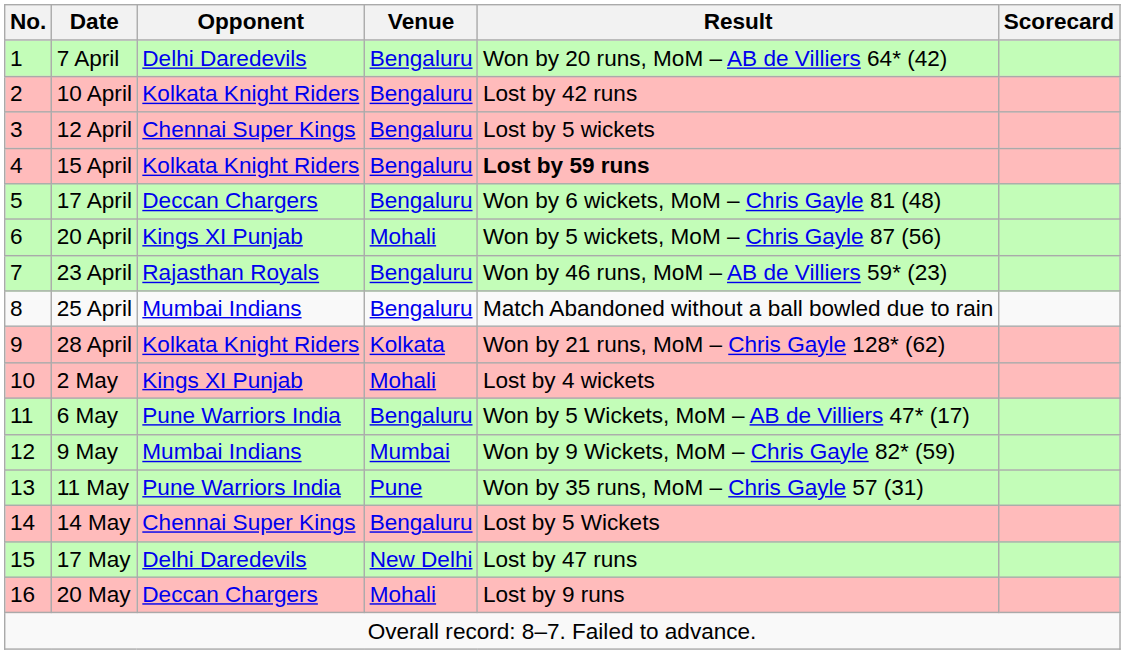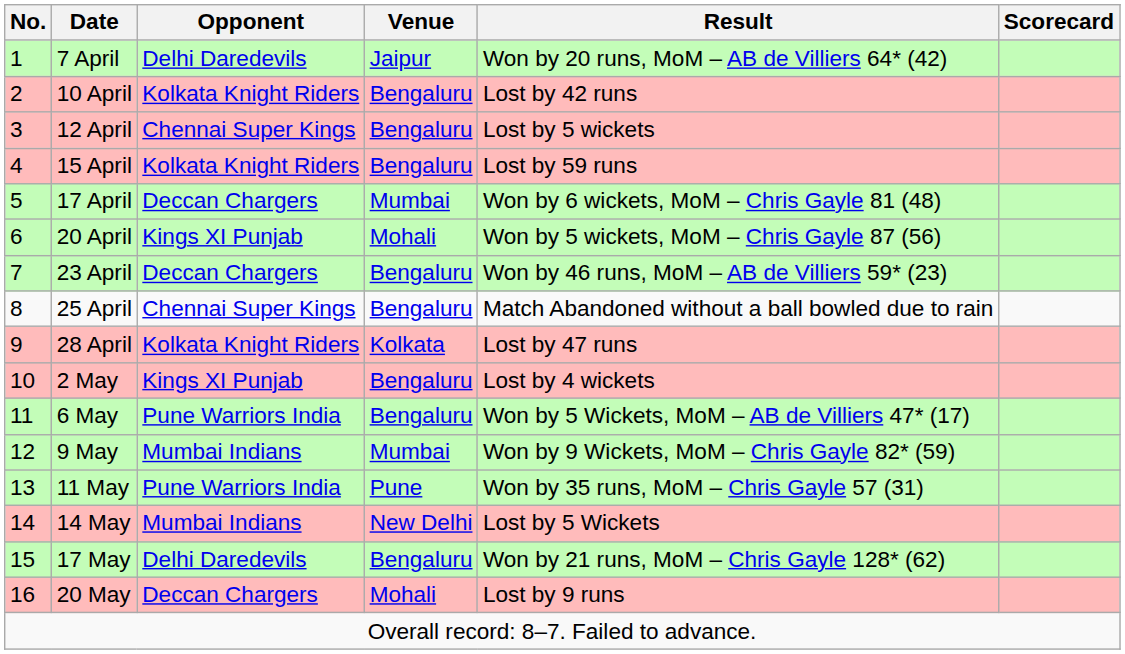(421, 58) Bengaluru -> (400, 58) Jaipur
(566, 165) bold -> (560, 165) normal
(421, 201) Bengaluru -> (410, 201) Mumbai
(231, 272) Rajasthan Royals -> (230, 272) Deccan Chargers
(222, 308) Mumbai Indians -> (249, 308) Chennai Super Kings
(714, 344) Won by 21 runs, MoM – Chris Gayle 128* (62) -> (560, 344) Lost by 47 runs
(403, 380) Mohali -> (421, 380) Bengaluru
(249, 523) Chennai Super Kings -> (222, 523) Mumbai Indians
(421, 523) Bengaluru -> (421, 523) New Delhi
(421, 559) New Delhi -> (421, 559) Bengaluru
(560, 559) Lost by 47 runs -> (714, 559) Won by 21 runs, MoM – Chris Gayle 128* (62)
